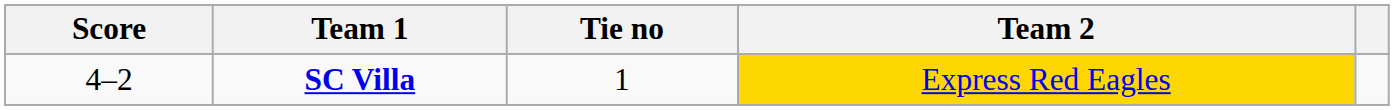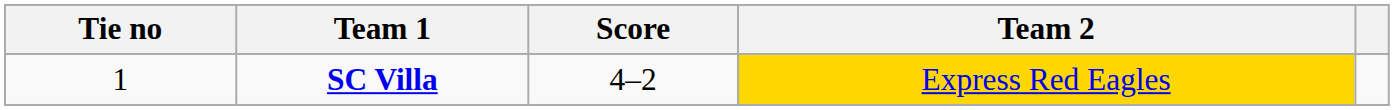columns swapped: (622, 29) <-> (109, 29)
